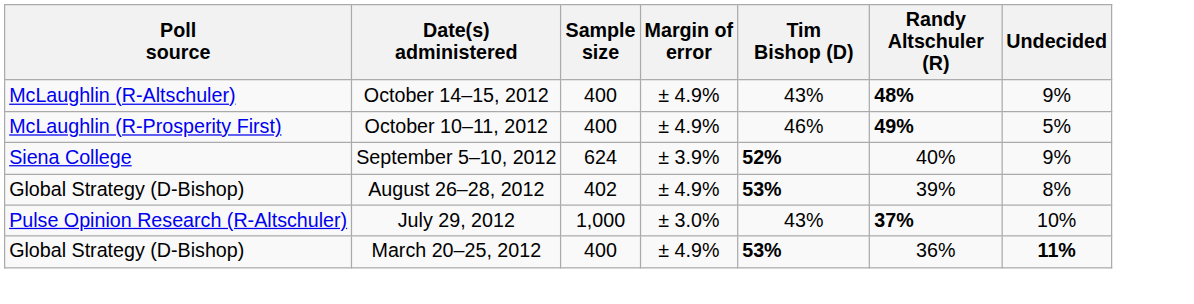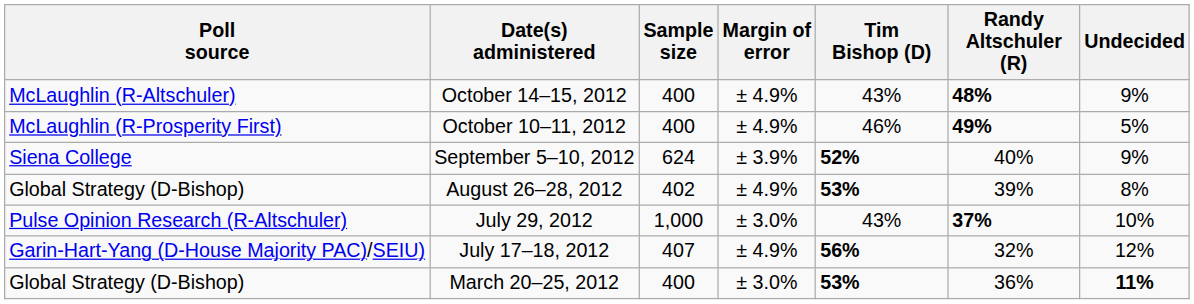+ row: (534, 251)
(689, 251) ± 4.9% -> (767, 282) ± 3.0%
